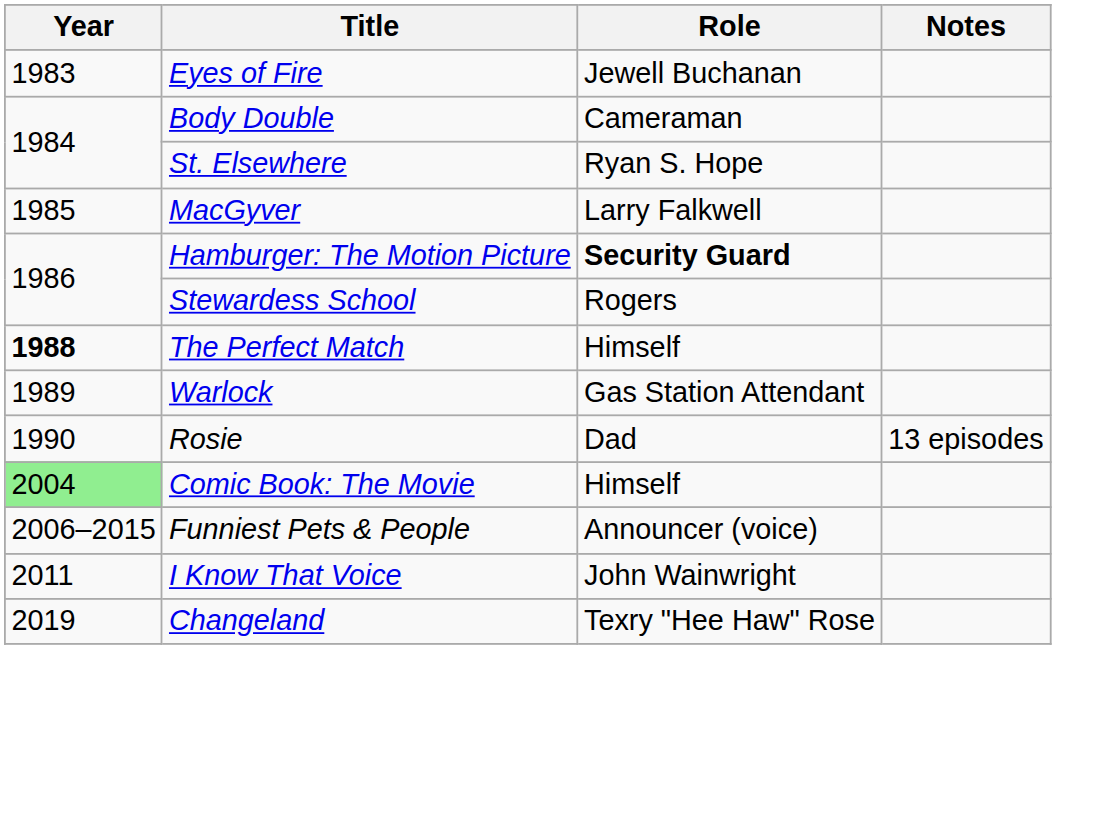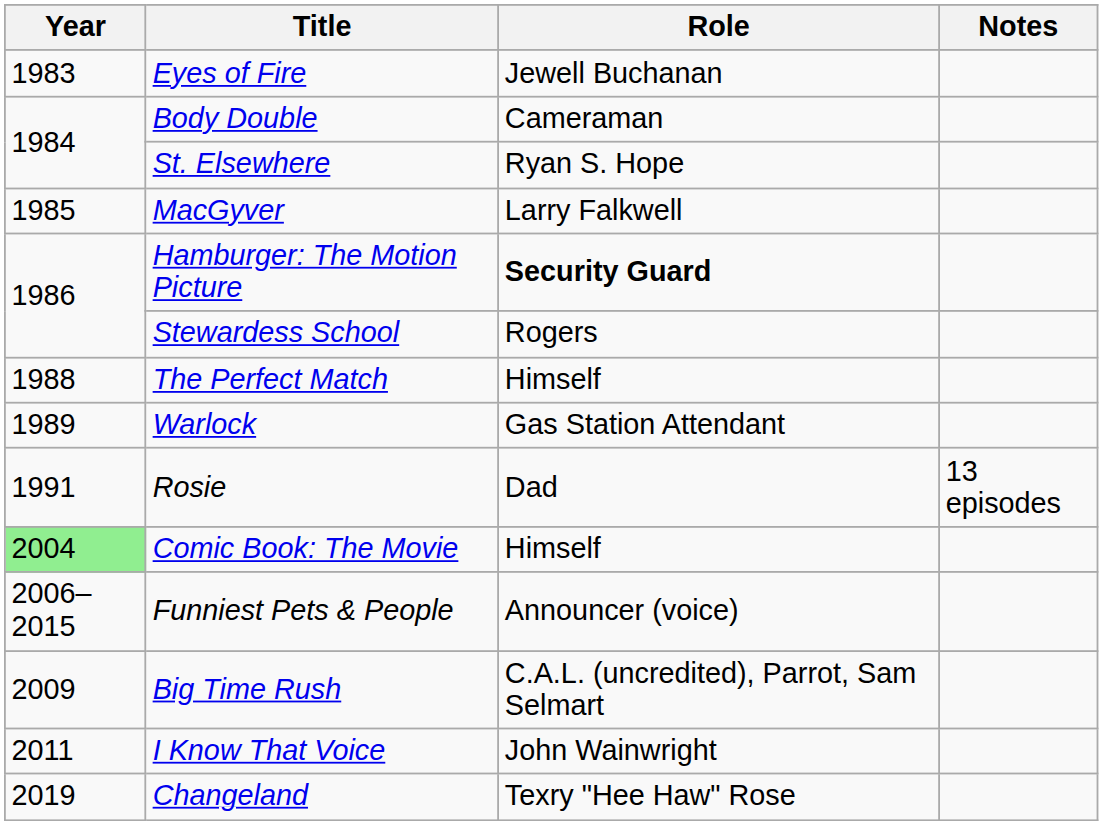(44, 347) bold -> (44, 379) normal
(44, 438) 1990 -> (44, 487) 1991
+ row: (247, 688)
